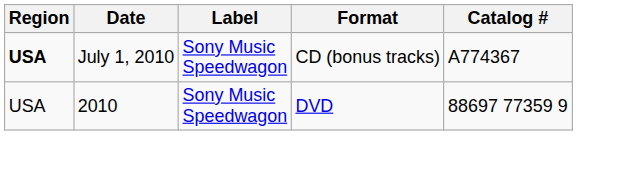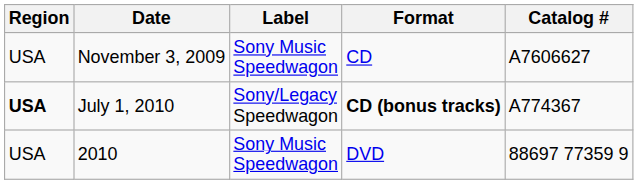+ row: (151, 57)
(235, 57) Sony Music Speedwagon -> (286, 105) Sony/Legacy Speedwagon
(368, 57) normal -> (423, 105) bold
